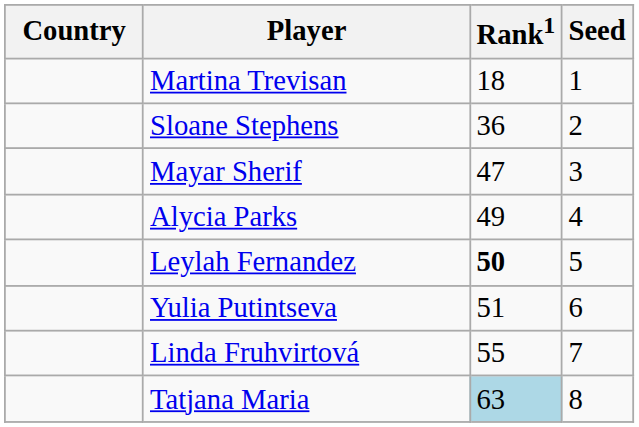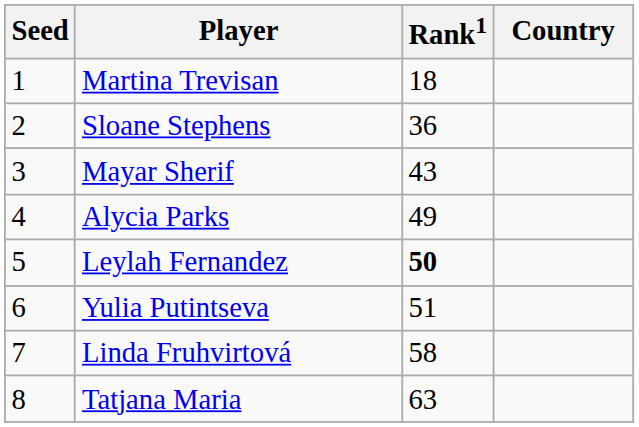columns swapped: (74, 31) <-> (597, 31)
(491, 171) 47 -> (423, 171) 43
(491, 352) 55 -> (423, 352) 58
(491, 398) lightblue background -> (423, 398) no background
